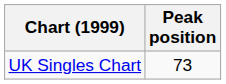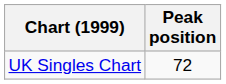(183, 65) 73 -> (183, 65) 72
